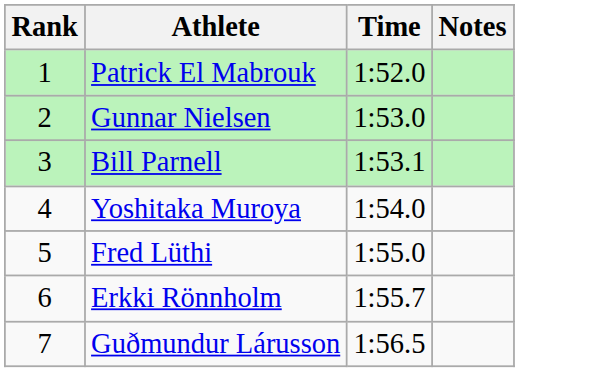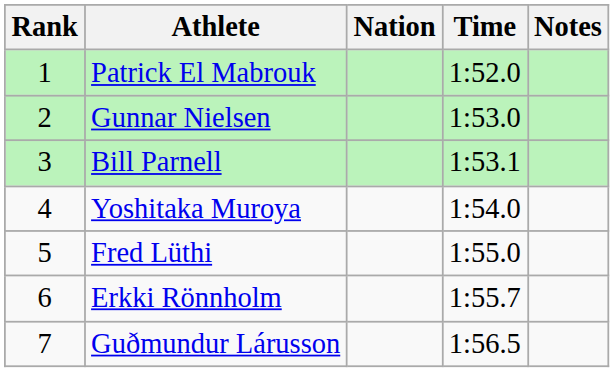+ column: (395, 27)
